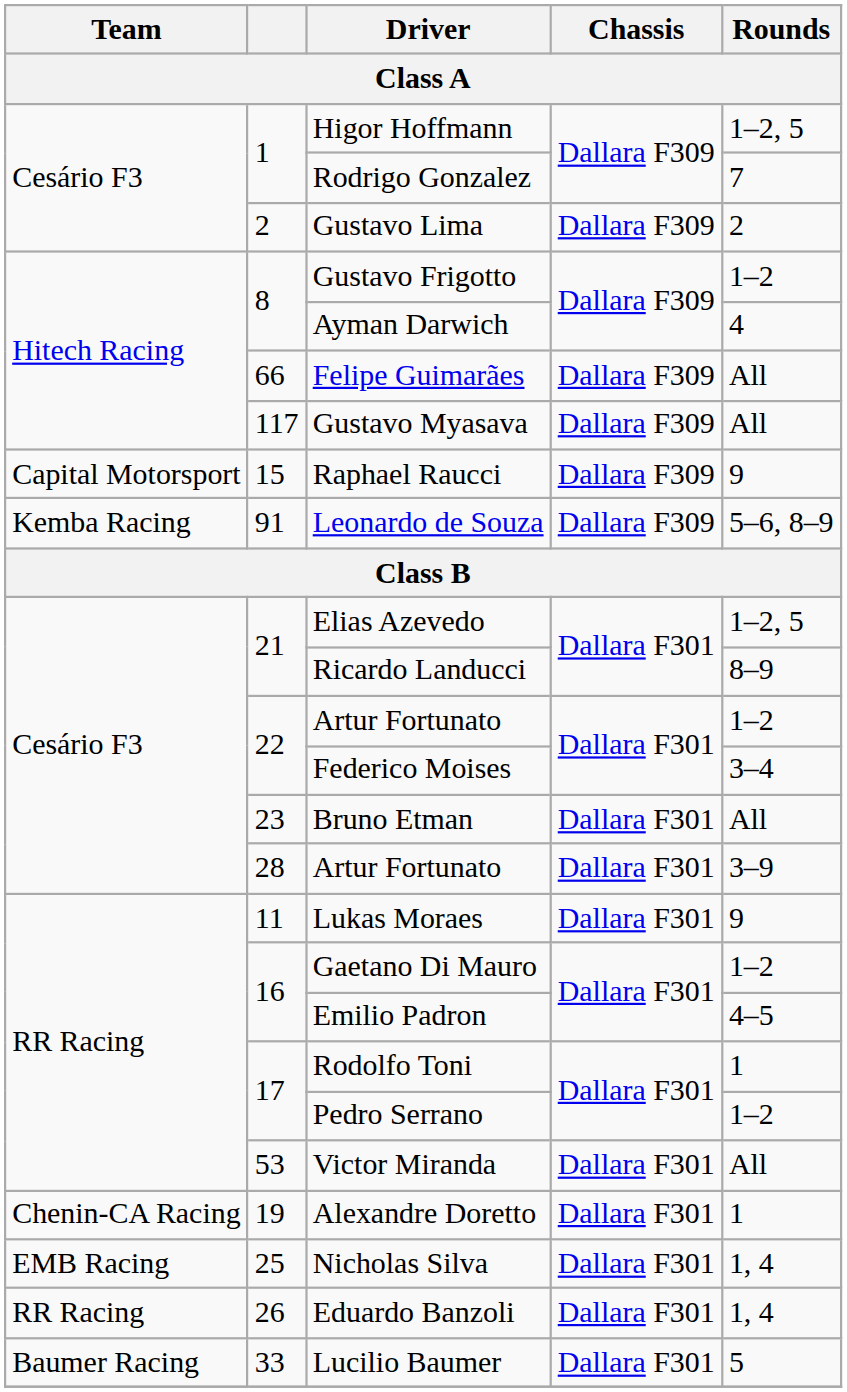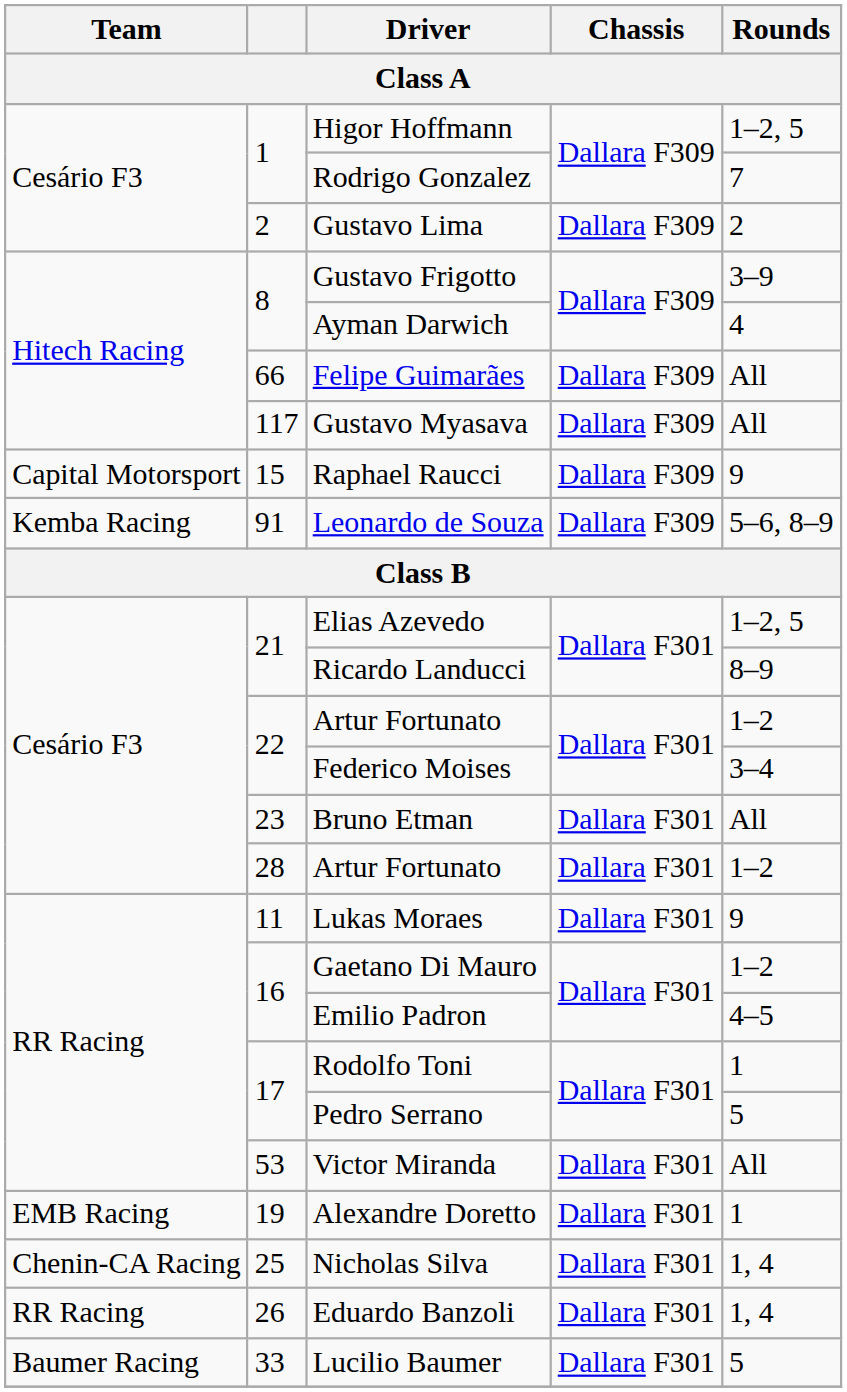(751, 275) 1–2 -> (751, 275) 3–9
(751, 867) 3–9 -> (751, 867) 1–2
(751, 1114) 1–2 -> (736, 1114) 5
(126, 1213) Chenin-CA Racing -> (91, 1213) EMB Racing
(91, 1262) EMB Racing -> (126, 1262) Chenin-CA Racing
